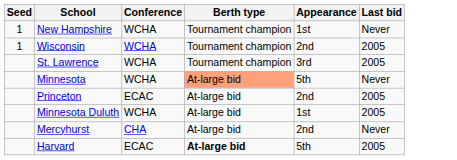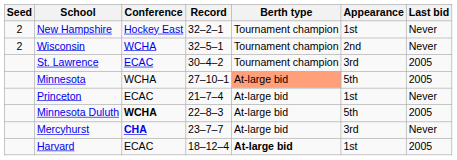+ column: (209, 12)
(19, 29) 1 -> (19, 29) 2
(140, 29) WCHA -> (154, 29) Hockey East
(19, 46) 1 -> (19, 46) 2
(373, 46) 2005 -> (423, 46) Never
(140, 63) WCHA -> (139, 63) ECAC
(376, 79) Never -> (420, 79) 2005
(305, 96) 2nd -> (350, 96) 1st
(373, 96) 2005 -> (423, 96) Never
(140, 113) normal -> (140, 113) bold
(303, 113) 1st -> (351, 113) 5th
(135, 130) normal -> (135, 130) bold
(305, 130) 2nd -> (351, 130) 3rd
(304, 146) 5th -> (350, 146) 1st
